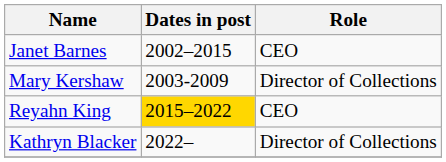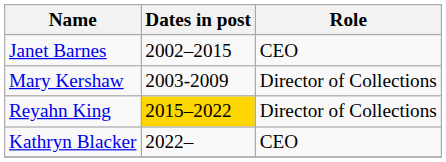(279, 111) CEO -> (348, 111) Director of Collections
(348, 141) Director of Collections -> (279, 141) CEO
